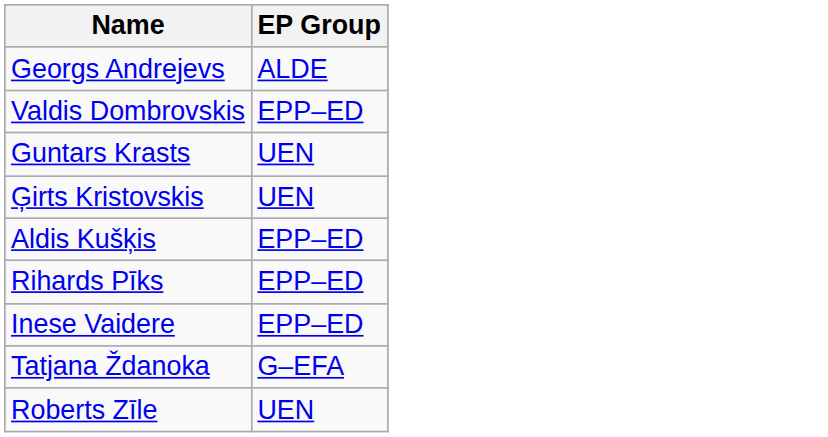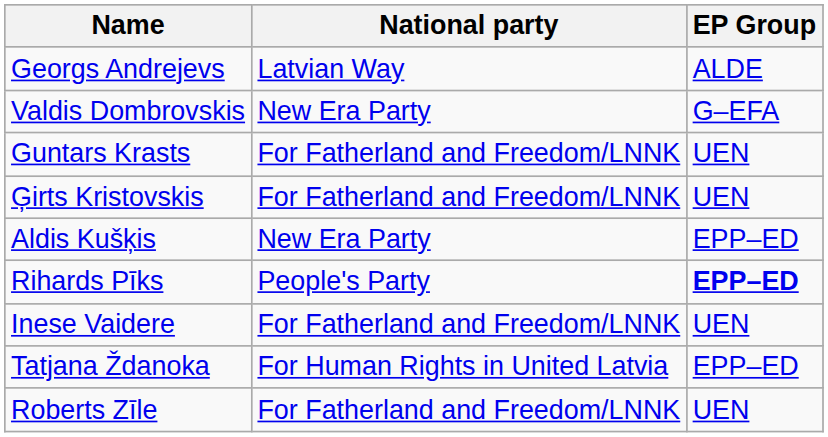+ column: (469, 25)
(310, 111) EPP–ED -> (736, 111) G–EFA
(310, 281) normal -> (746, 281) bold
(310, 324) EPP–ED -> (721, 324) UEN
(301, 366) G–EFA -> (746, 366) EPP–ED
